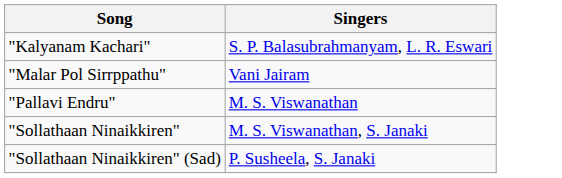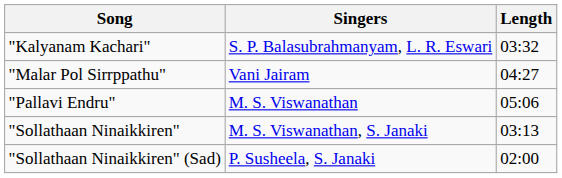+ column: (526, 18)
